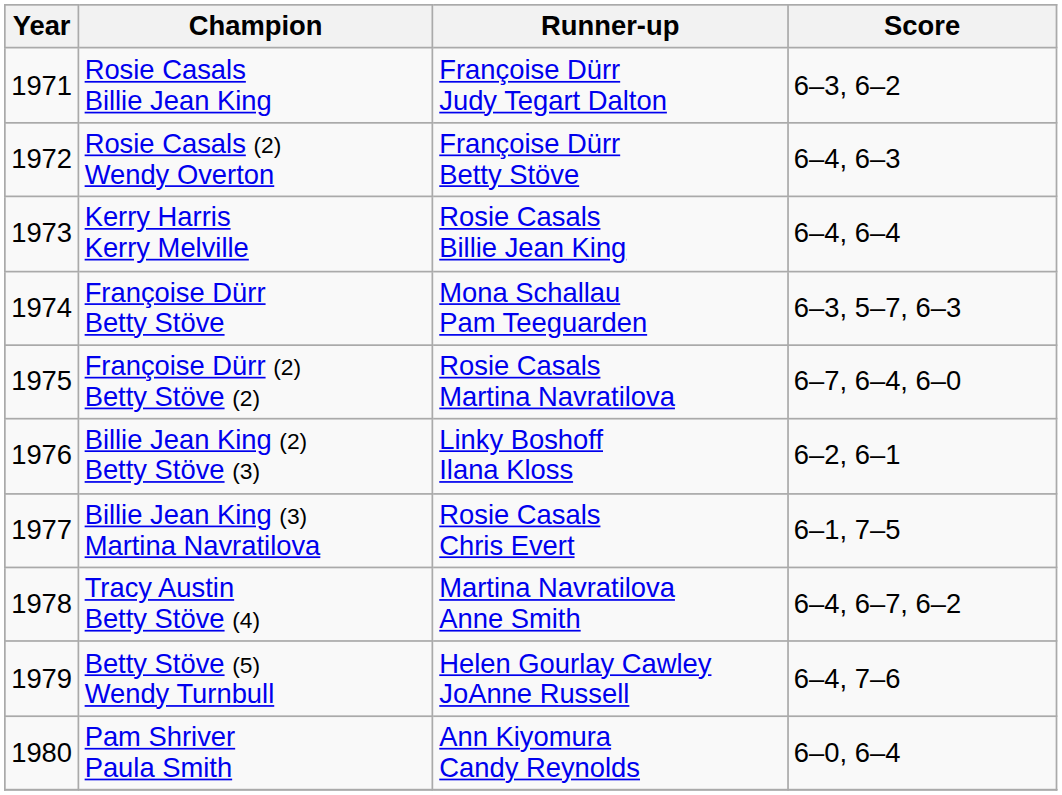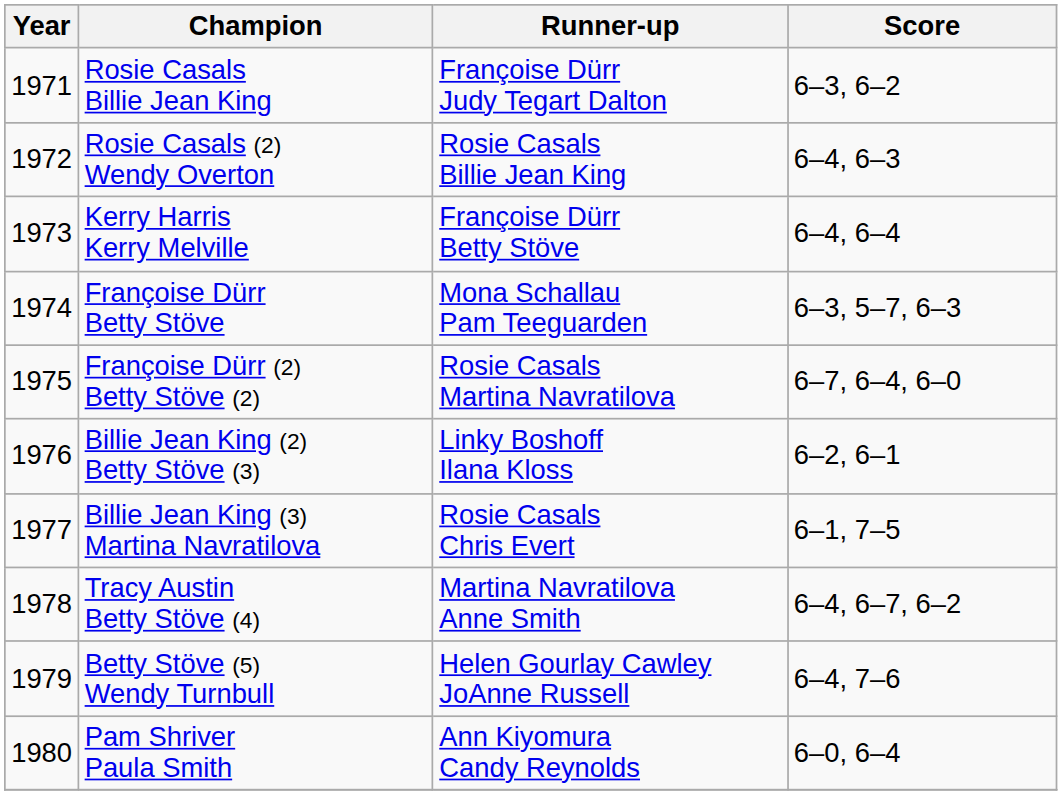(530, 159) Françoise Dürr Betty Stöve -> (533, 159) Rosie Casals Billie Jean King
(533, 233) Rosie Casals Billie Jean King -> (530, 233) Françoise Dürr Betty Stöve
